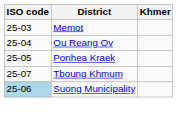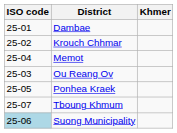+ row: (72, 27)
+ row: (88, 43)
(19, 27) 25-03 -> (19, 58) 25-04
(19, 43) 25-04 -> (19, 74) 25-03
